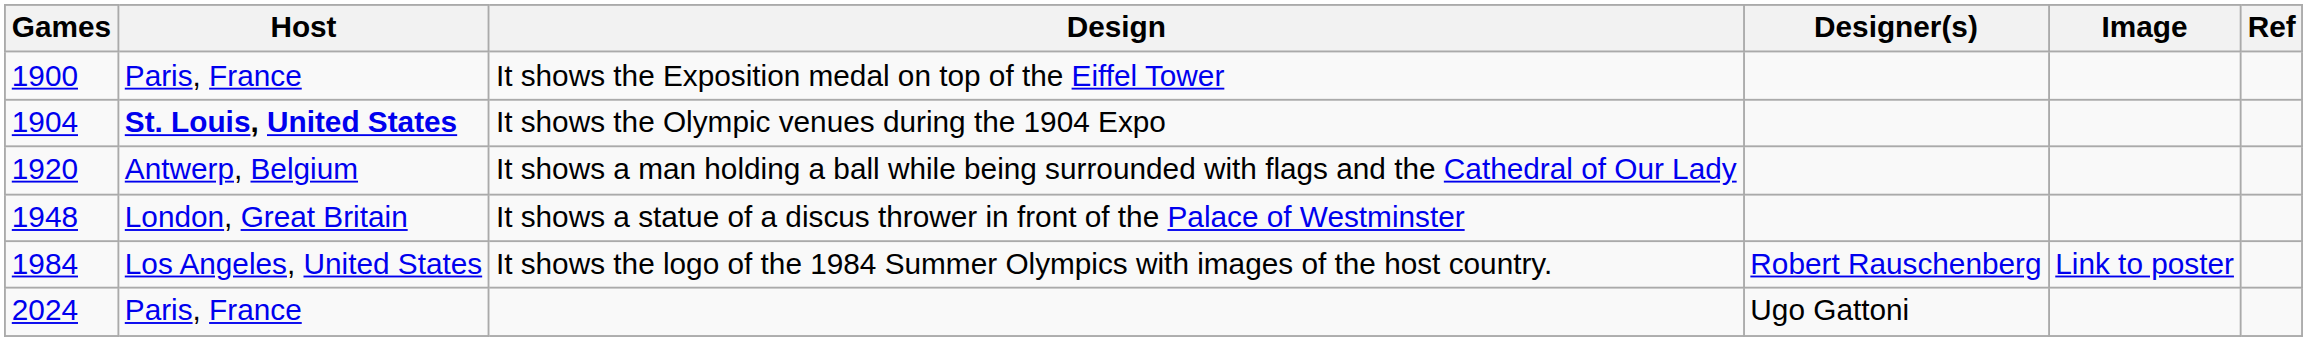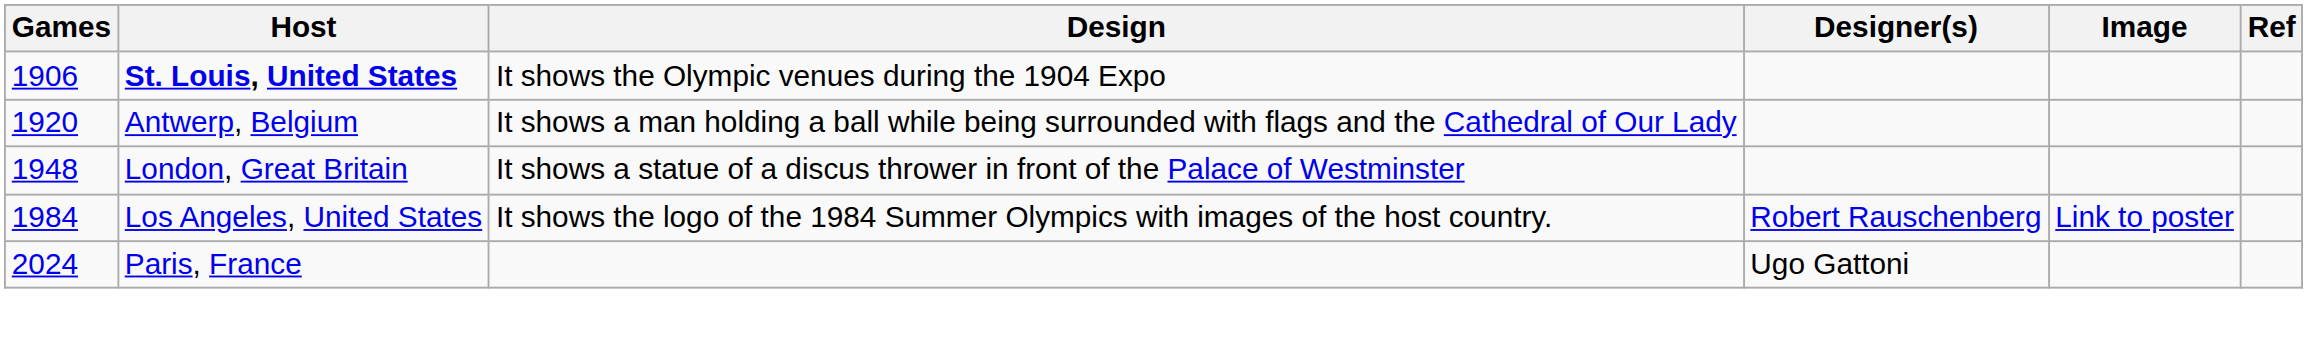- row: (860, 75)
(45, 122) 1904 -> (45, 75) 1906
